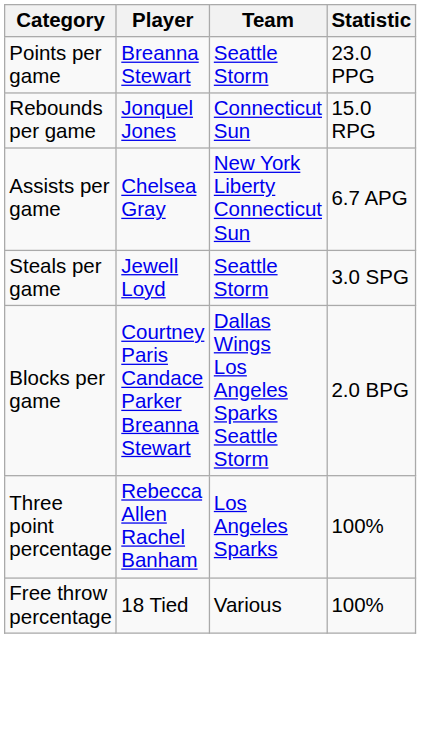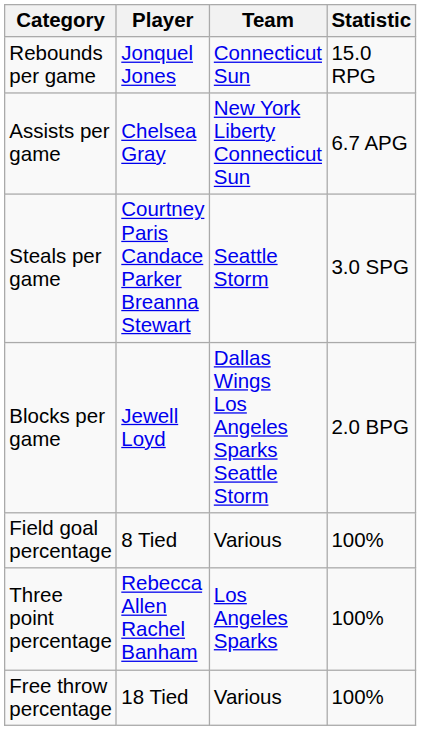- row: (55, 64)
(150, 277) Jewell Loyd -> (163, 267) Courtney Paris Candace Parker Breanna Stewart
(163, 390) Courtney Paris Candace Parker Breanna Stewart -> (150, 427) Jewell Loyd
+ row: (61, 540)
